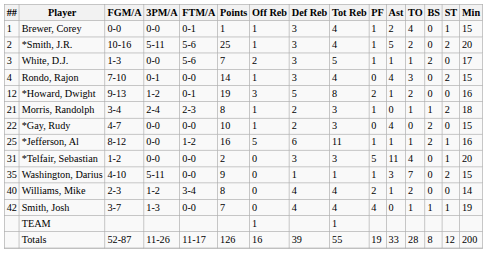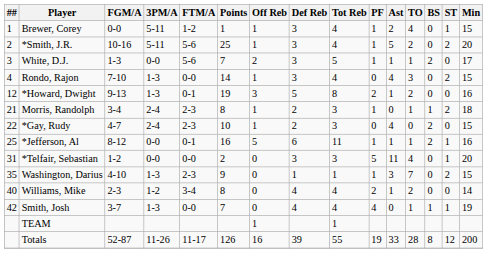(153, 28) 0-0 -> (155, 28) 5-11
(189, 28) 0-1 -> (189, 28) 1-2
(153, 77) 0-1 -> (153, 77) 1-3
(153, 93) 1-2 -> (153, 93) 1-3
(153, 126) 0-0 -> (153, 126) 2-4
(189, 126) 0-0 -> (189, 126) 2-3
(189, 142) 1-2 -> (189, 142) 0-1
(155, 175) 5-11 -> (153, 175) 1-3
(189, 175) 0-0 -> (189, 175) 2-3
